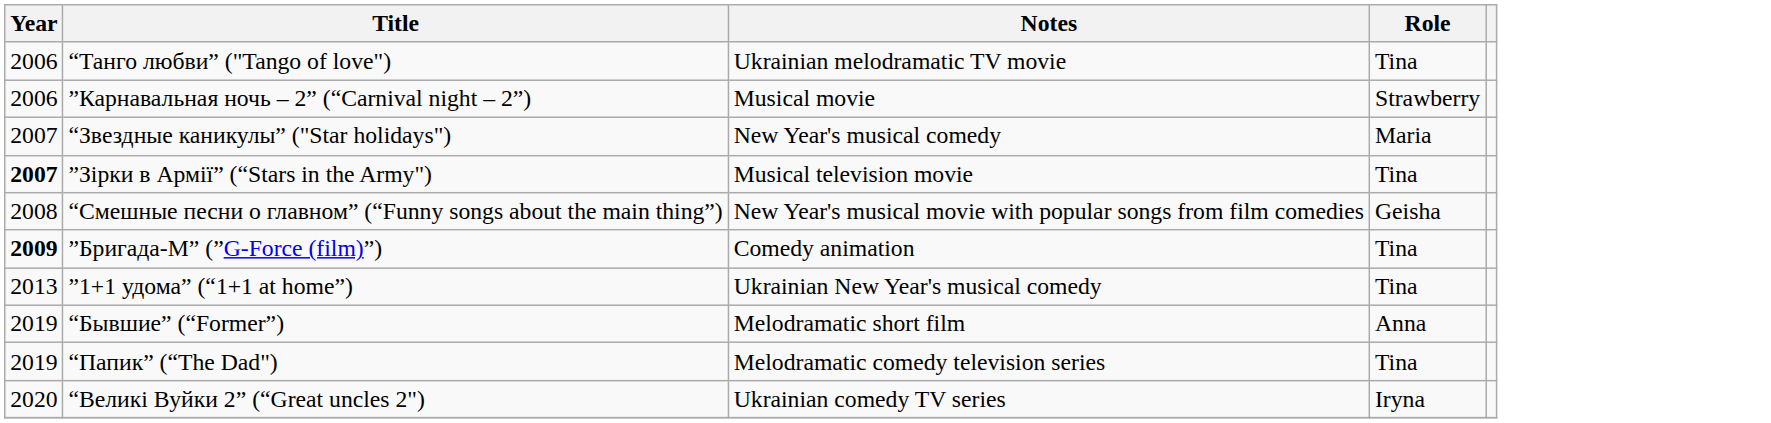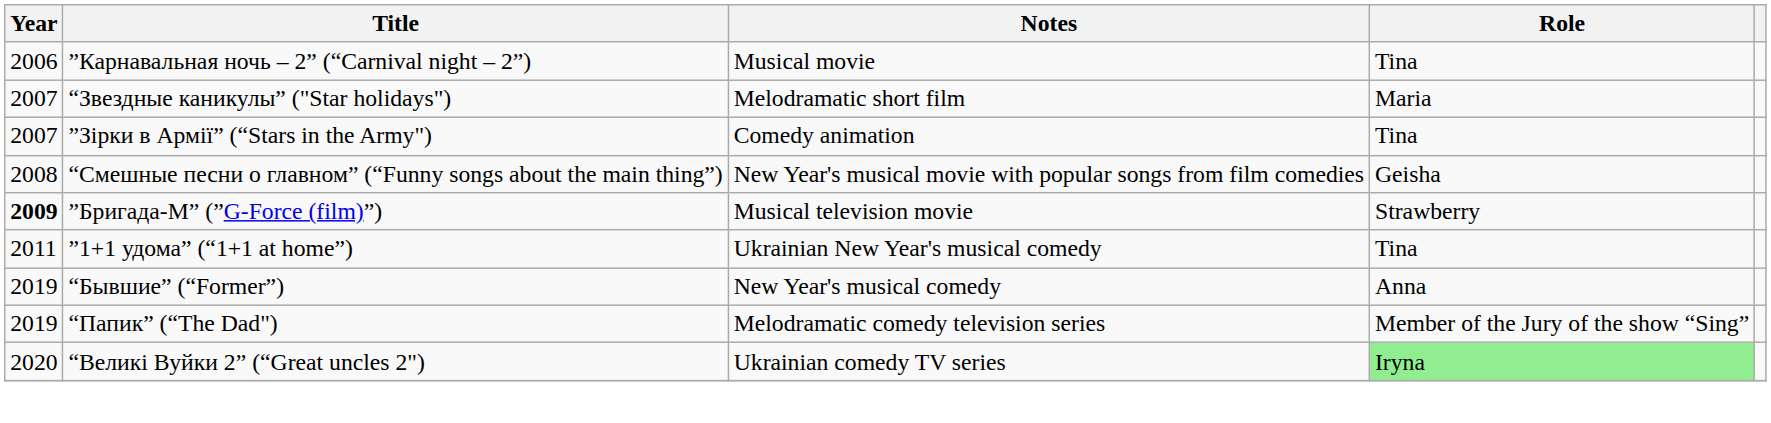- row: (230, 60)
(1428, 98) Strawberry -> (1396, 60) Tina
(867, 135) New Year's musical comedy -> (849, 98) Melodramatic short film
(34, 173) bold -> (34, 135) normal
(853, 173) Musical television movie -> (824, 135) Comedy animation
(824, 248) Comedy animation -> (853, 211) Musical television movie
(1396, 248) Tina -> (1428, 211) Strawberry
(34, 286) 2013 -> (33, 248) 2011
(849, 323) Melodramatic short film -> (867, 286) New Year's musical comedy
(1396, 361) Tina -> (1562, 323) Member of the Jury of the show “Sing”
(1400, 398) no background -> (1400, 361) lightgreen background
